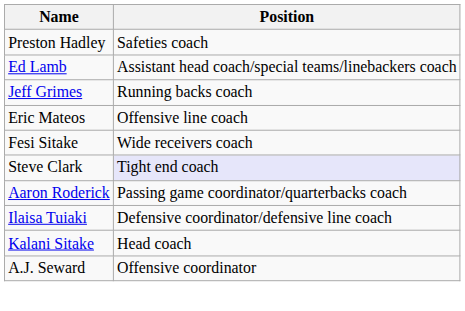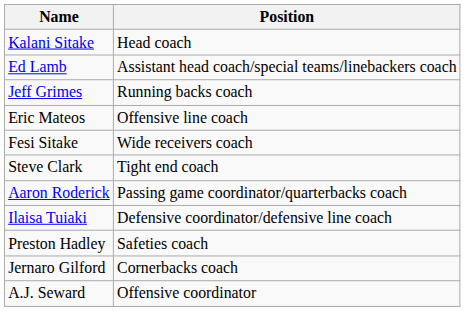rows swapped: (51, 243) <-> (57, 42)
(168, 167) lavender background -> (168, 167) no background
+ row: (57, 268)
